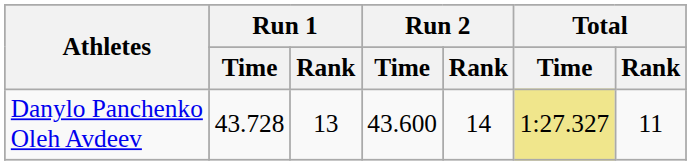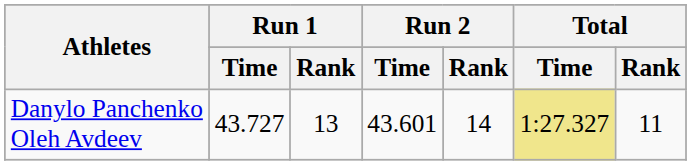(250, 124) 43.728 -> (250, 124) 43.727
(402, 124) 43.600 -> (402, 124) 43.601
